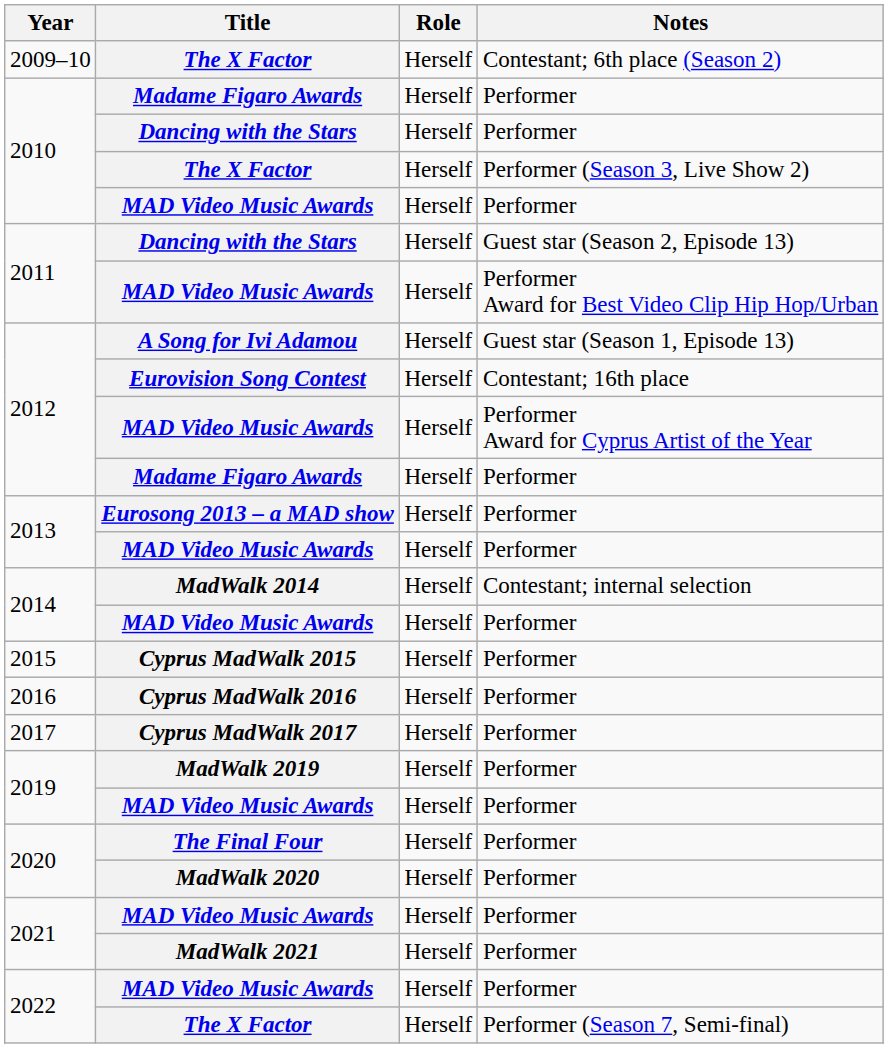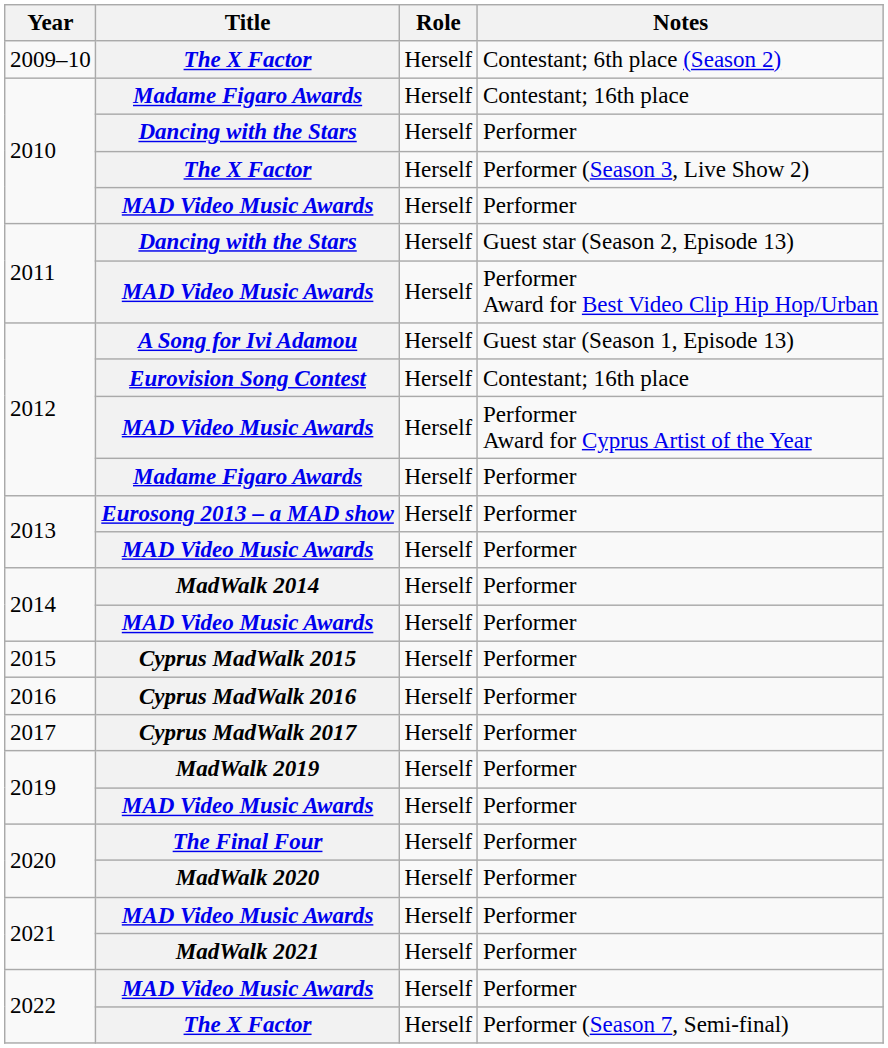(530, 95) Performer -> (586, 95) Contestant; 16th place
(617, 586) Contestant; internal selection -> (530, 586) Performer
